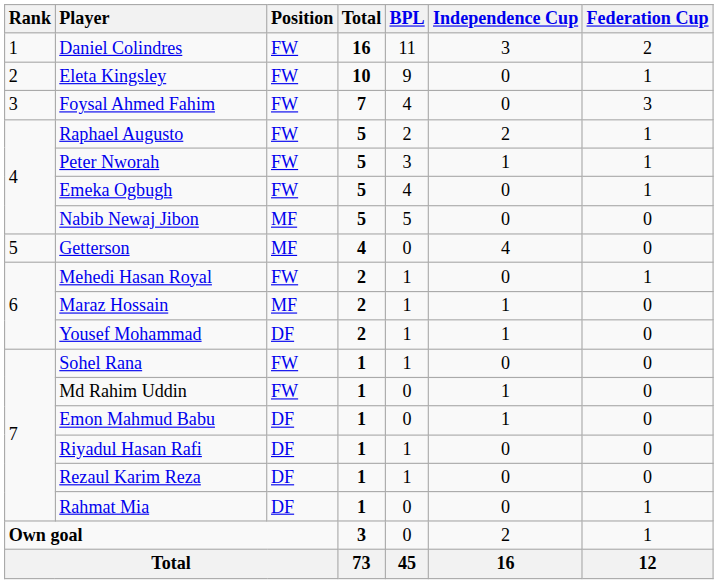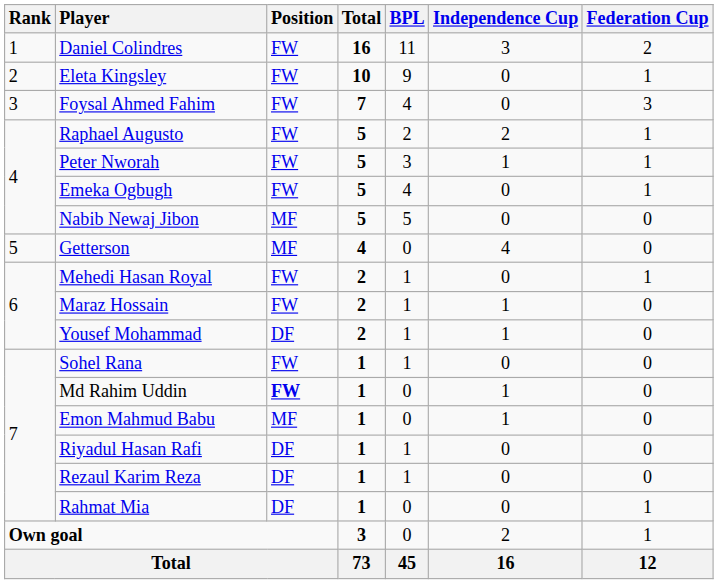(284, 305) MF -> (285, 305) FW
(285, 391) normal -> (286, 391) bold
(283, 420) DF -> (284, 420) MF
